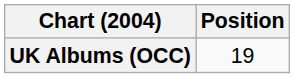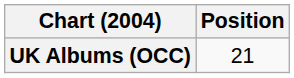(243, 55) 19 -> (243, 55) 21
